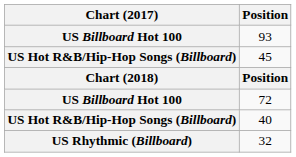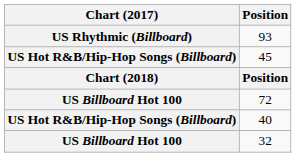(122, 36) US Billboard Hot 100 -> (122, 36) US Rhythmic (Billboard)
(122, 141) US Rhythmic (Billboard) -> (122, 141) US Billboard Hot 100
